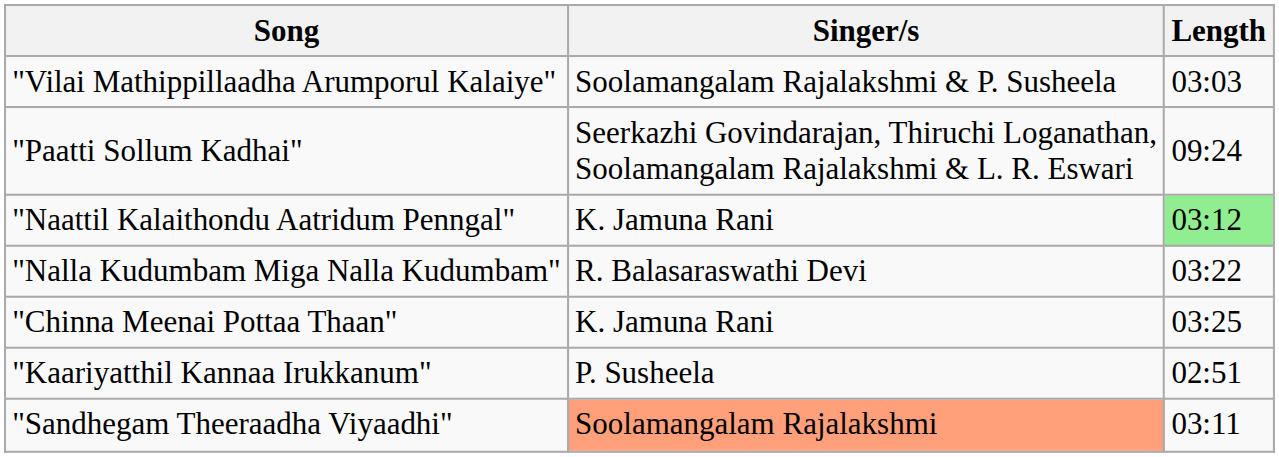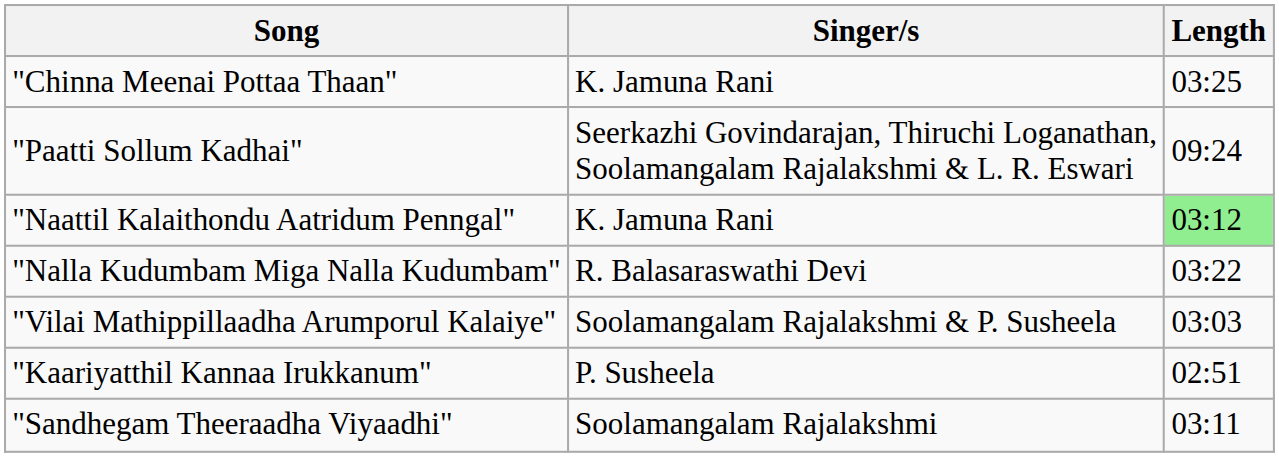rows swapped: (205, 322) <-> (284, 81)
(756, 424) lightsalmon background -> (756, 424) no background
